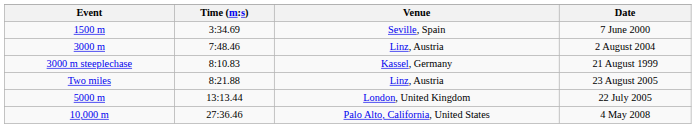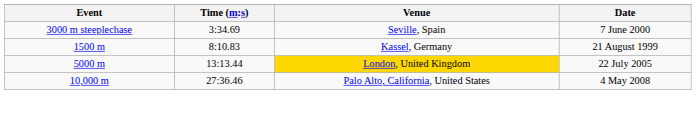(89, 30) 1500 m -> (89, 30) 3000 m steeplechase
- row: (625, 47)
(89, 64) 3000 m steeplechase -> (89, 47) 1500 m
- row: (625, 81)
(417, 98) no background -> (417, 64) gold background
